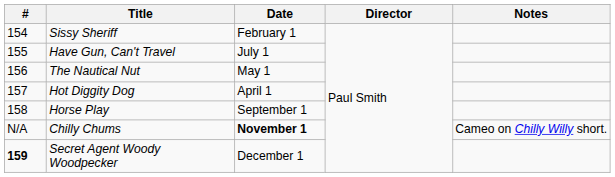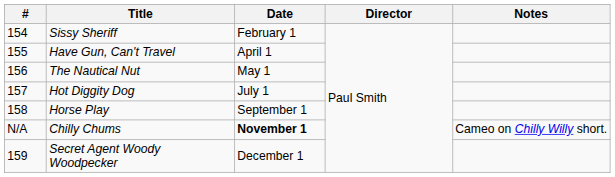(253, 52) July 1 -> (255, 52) April 1
(255, 91) April 1 -> (253, 91) July 1
(17, 155) bold -> (17, 155) normal
